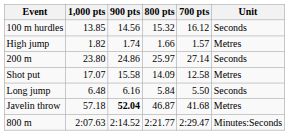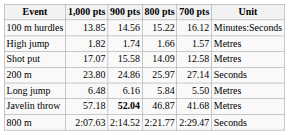(163, 28) 15.32 -> (163, 28) 15.22
(230, 28) Seconds -> (248, 28) Minutes:Seconds
rows swapped: (23, 75) <-> (19, 59)
(230, 91) Seconds -> (228, 91) Metres
(248, 122) Minutes:Seconds -> (230, 122) Seconds
